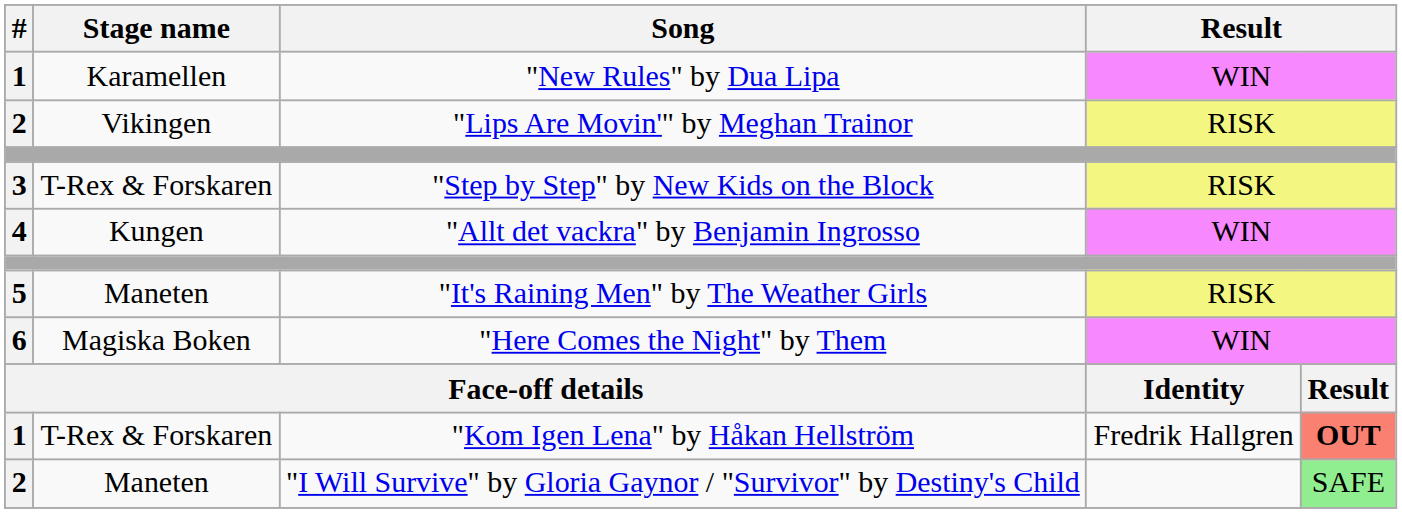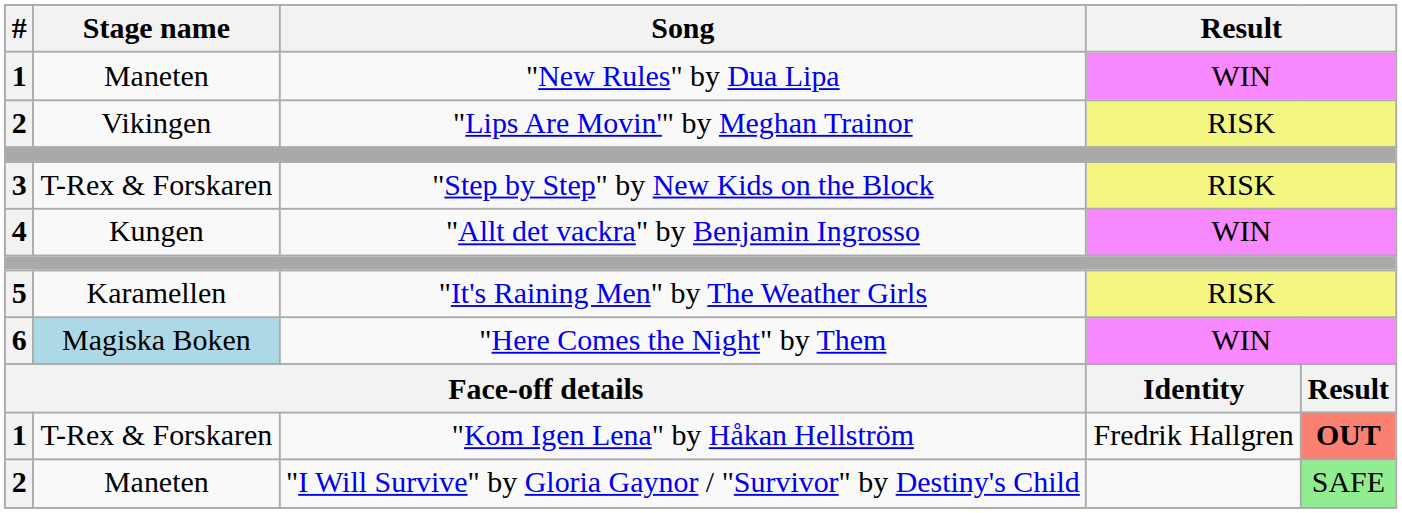(156, 75) Karamellen -> (156, 75) Maneten
(156, 293) Maneten -> (156, 293) Karamellen
(156, 340) no background -> (156, 340) lightblue background
